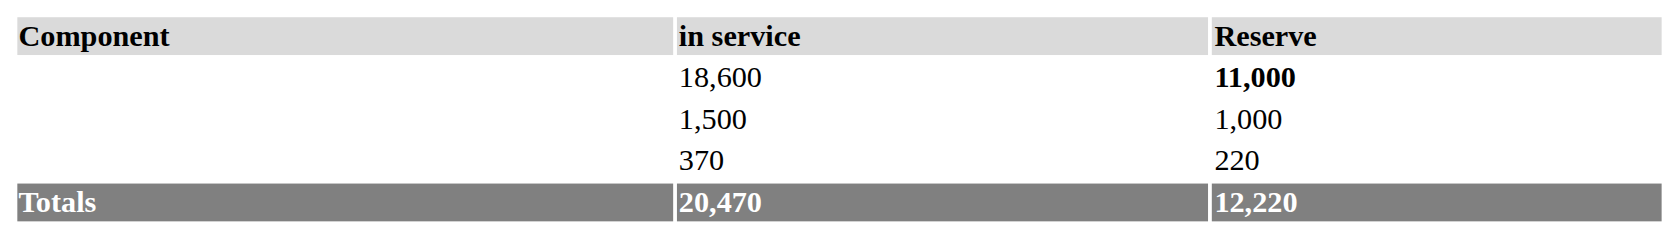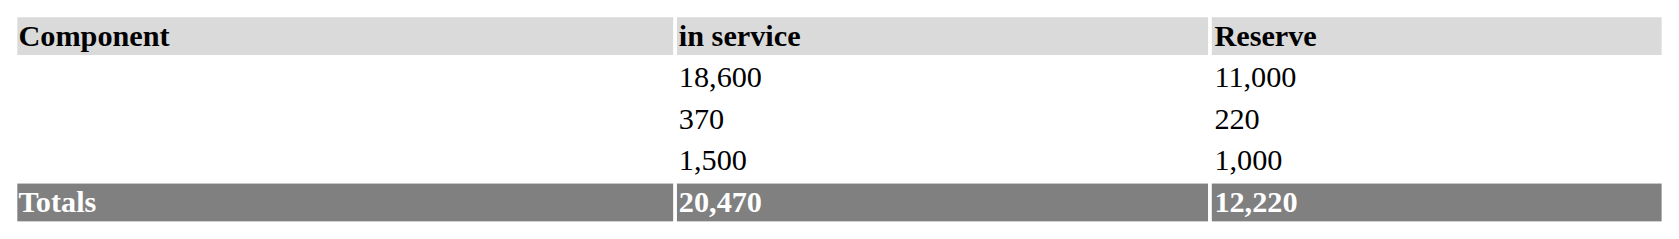(1255, 77) bold -> (1255, 77) normal
rows swapped: (702, 160) <-> (713, 118)
